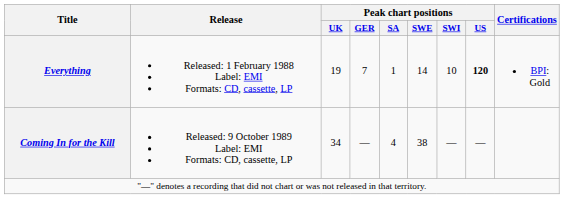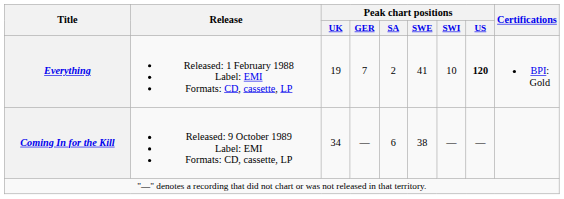(393, 71) 1 -> (393, 71) 2
(422, 71) 14 -> (422, 71) 41
(393, 142) 4 -> (393, 142) 6
